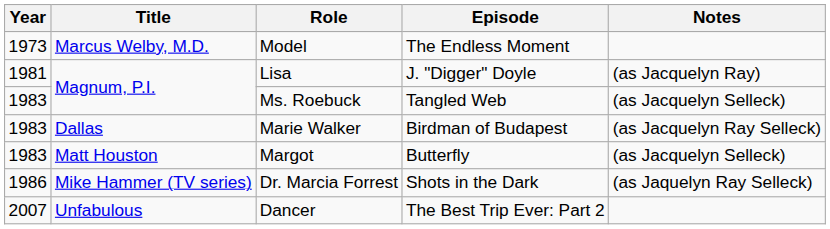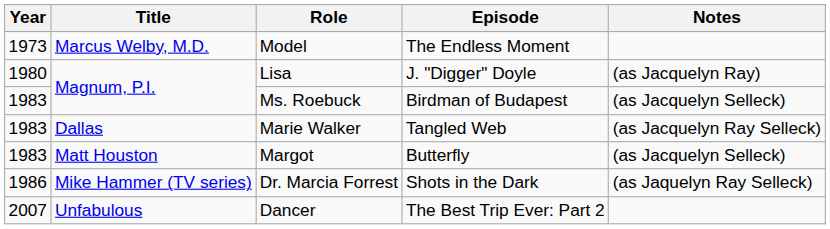(28, 73) 1981 -> (28, 73) 1980
(456, 100) Tangled Web -> (487, 100) Birdman of Budapest
(487, 127) Birdman of Budapest -> (456, 127) Tangled Web
